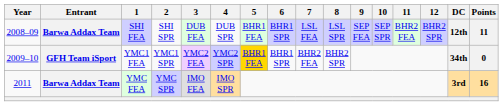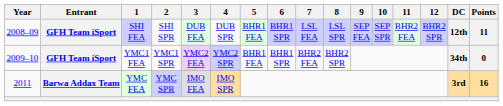(81, 32) Barwa Addax Team -> (81, 32) GFH Team iSport
(254, 57) gold background -> (254, 57) no background
